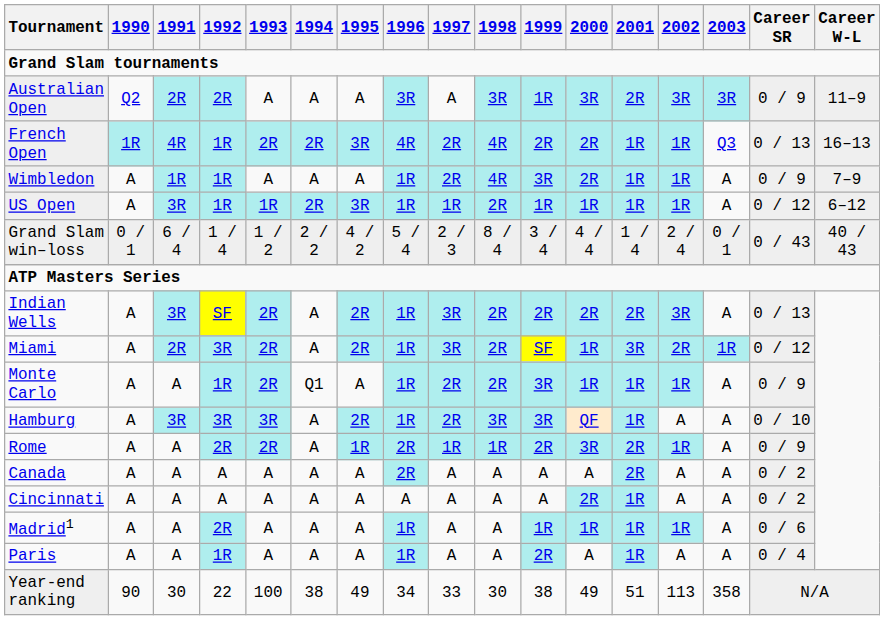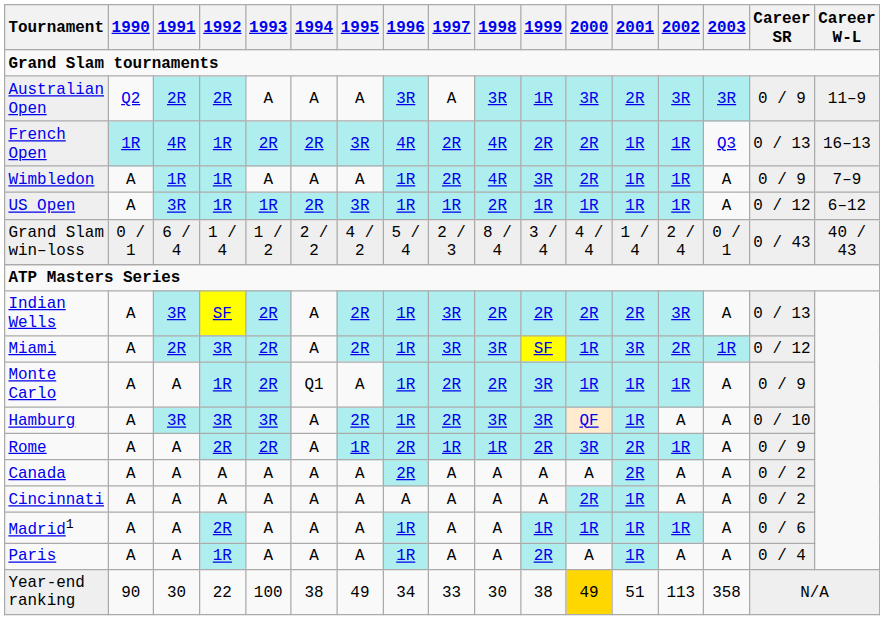(497, 349) 2R -> (497, 349) 3R
(589, 592) no background -> (589, 592) gold background
